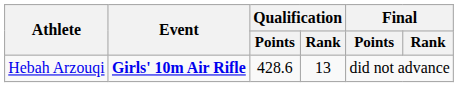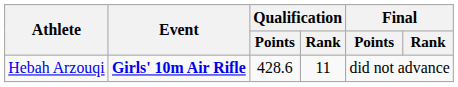(323, 68) 13 -> (323, 68) 11
